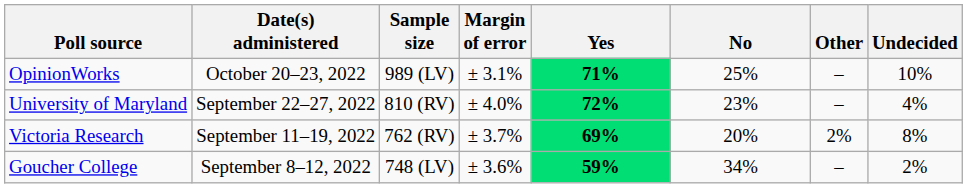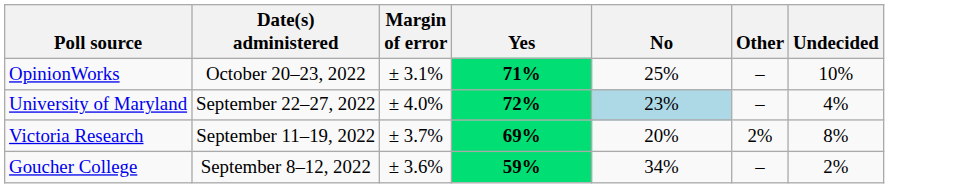- column: (419, 31)
(741, 104) no background -> (662, 104) lightblue background
